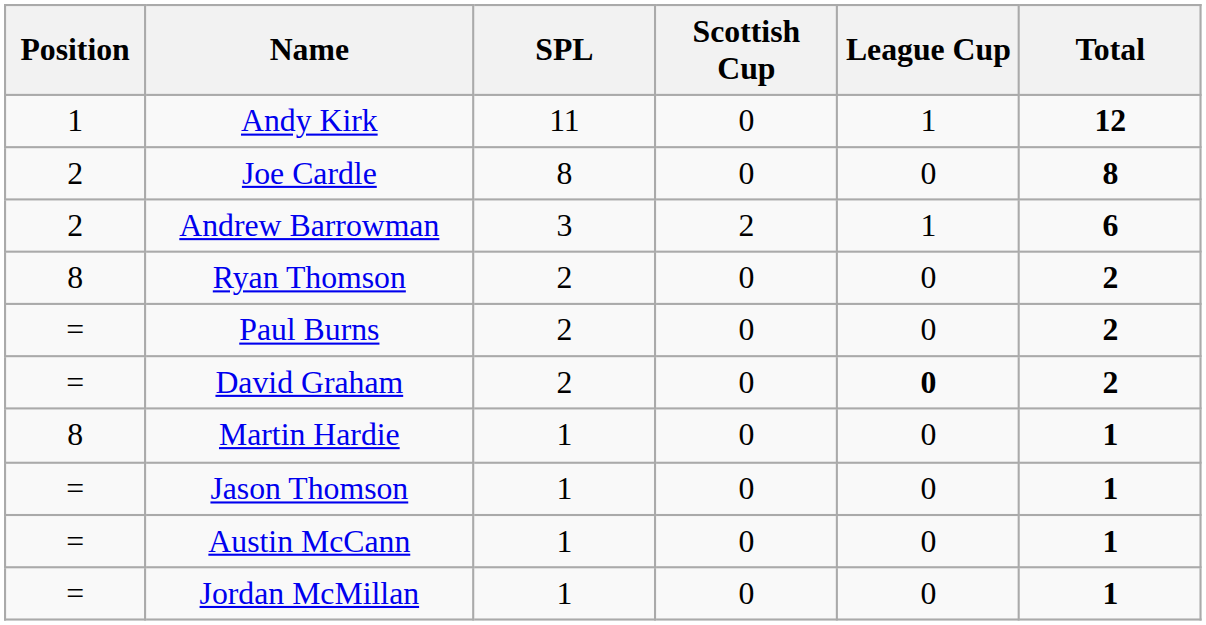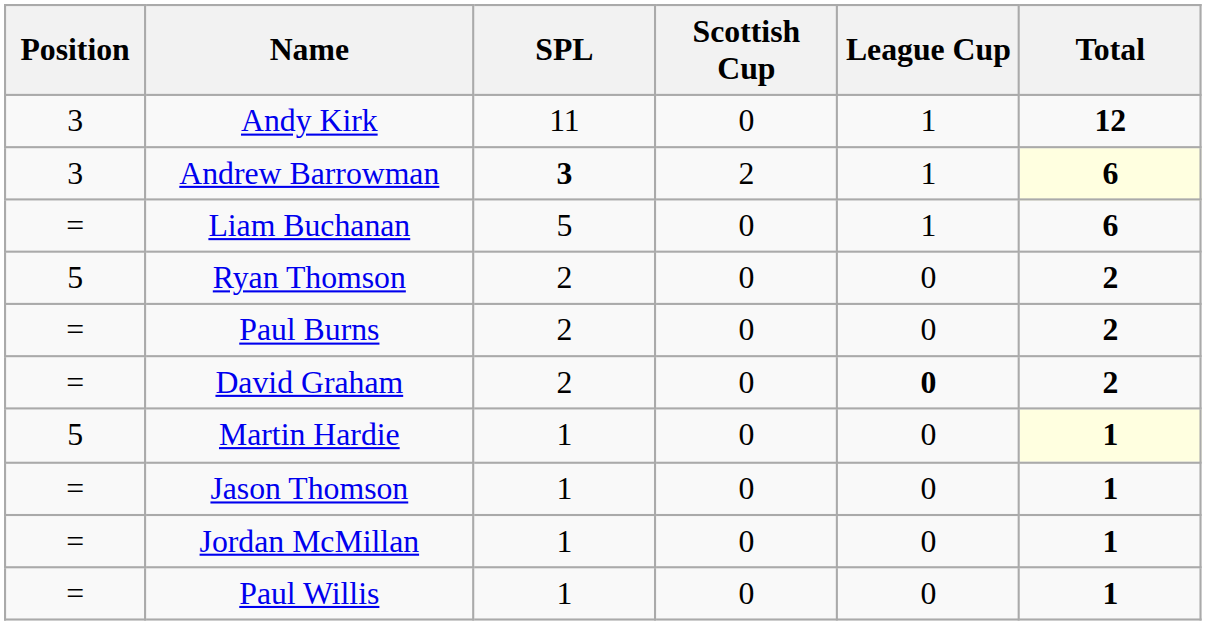(75, 120) 1 -> (75, 120) 3
- row: (309, 173)
(75, 225) 2 -> (75, 173) 3
(564, 225) normal -> (564, 173) bold
(1110, 225) no background -> (1110, 173) lightyellow background
+ row: (309, 225)
(75, 278) 8 -> (75, 278) 5
(75, 435) 8 -> (75, 435) 5
(1110, 435) no background -> (1110, 435) lightyellow background
- row: (309, 539)
+ row: (309, 592)
